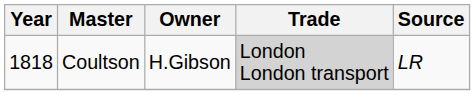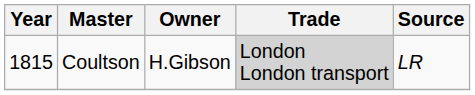(31, 62) 1818 -> (31, 62) 1815
